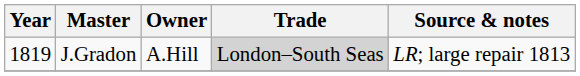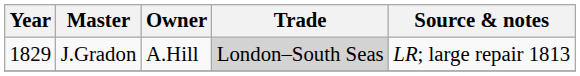(30, 53) 1819 -> (30, 53) 1829
